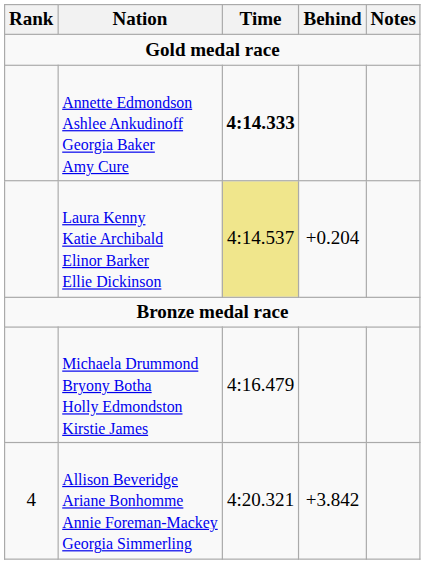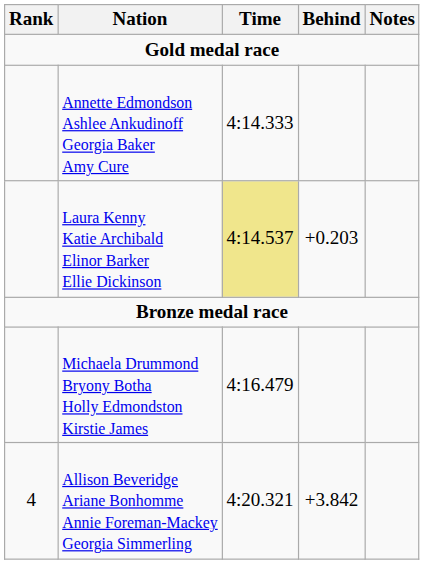(261, 122) bold -> (260, 122) normal
(333, 238) +0.204 -> (332, 238) +0.203
